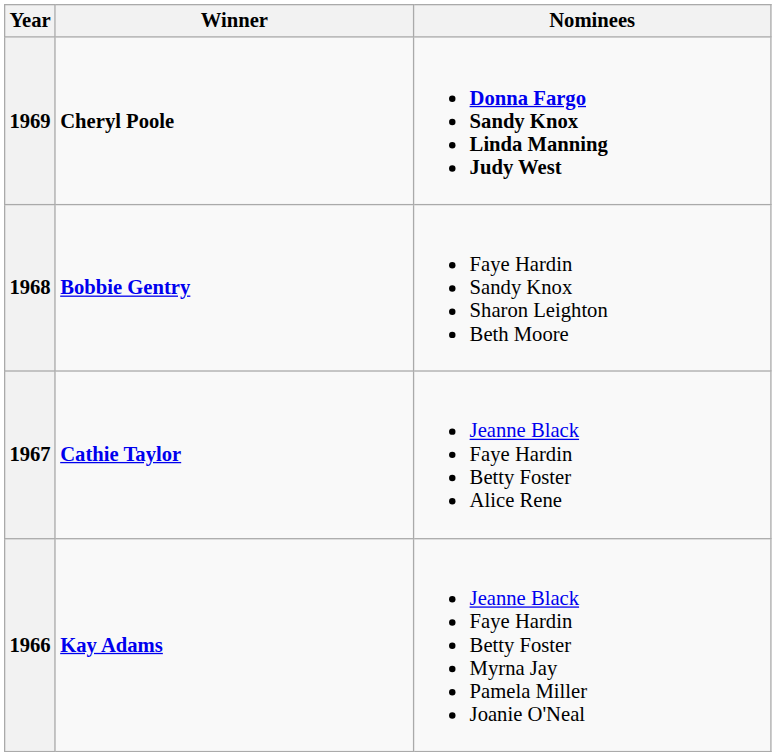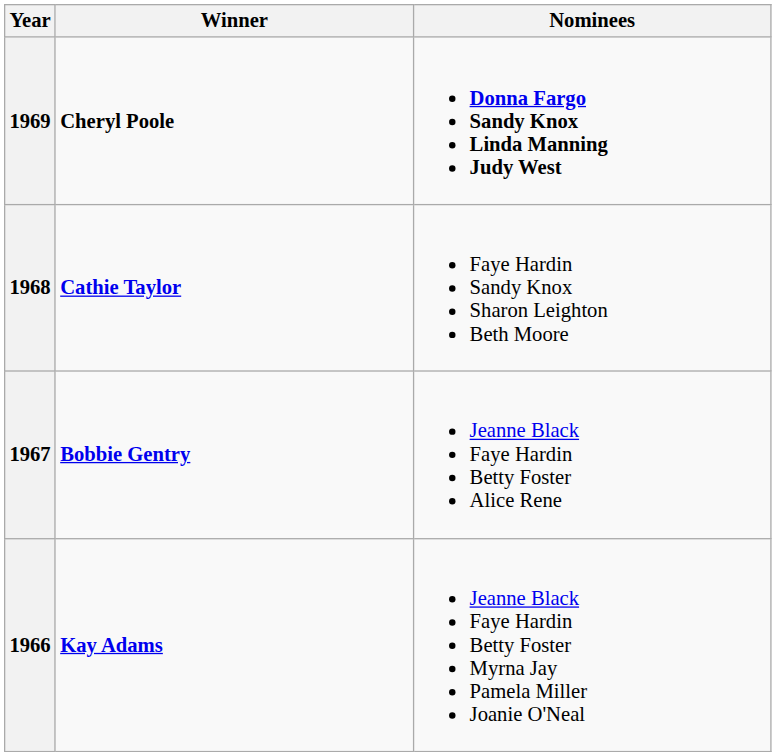(125, 287) Bobbie Gentry -> (121, 287) Cathie Taylor
(121, 454) Cathie Taylor -> (125, 454) Bobbie Gentry
